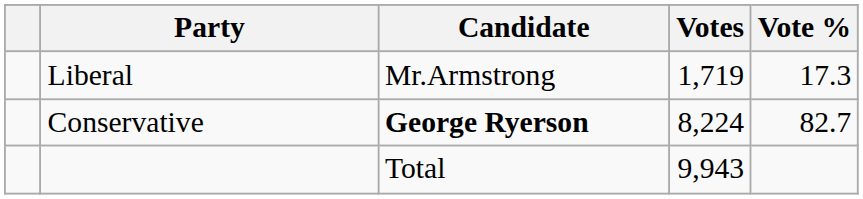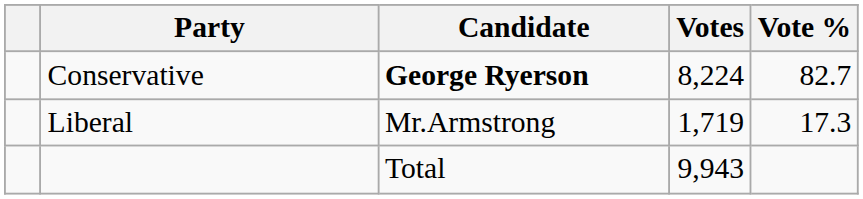rows swapped: (126, 121) <-> (90, 74)
